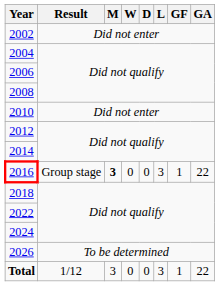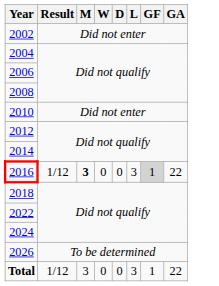(71, 172) Group stage -> (58, 172) 1/12
(179, 172) no background -> (152, 172) lightgrey background
